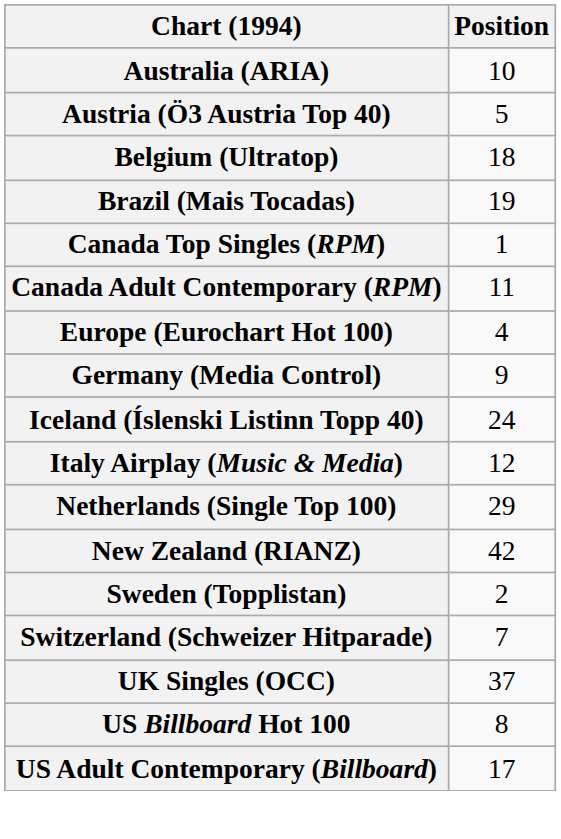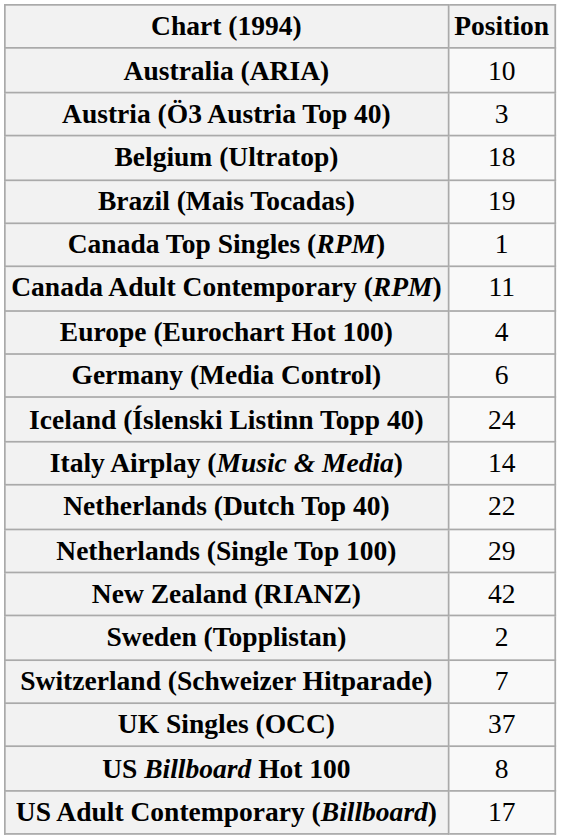(502, 113) 5 -> (502, 113) 3
(502, 375) 9 -> (502, 375) 6
(502, 462) 12 -> (502, 462) 14
+ row: (226, 506)
